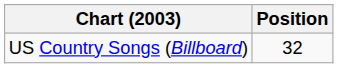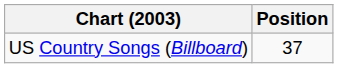(292, 47) 32 -> (292, 47) 37
